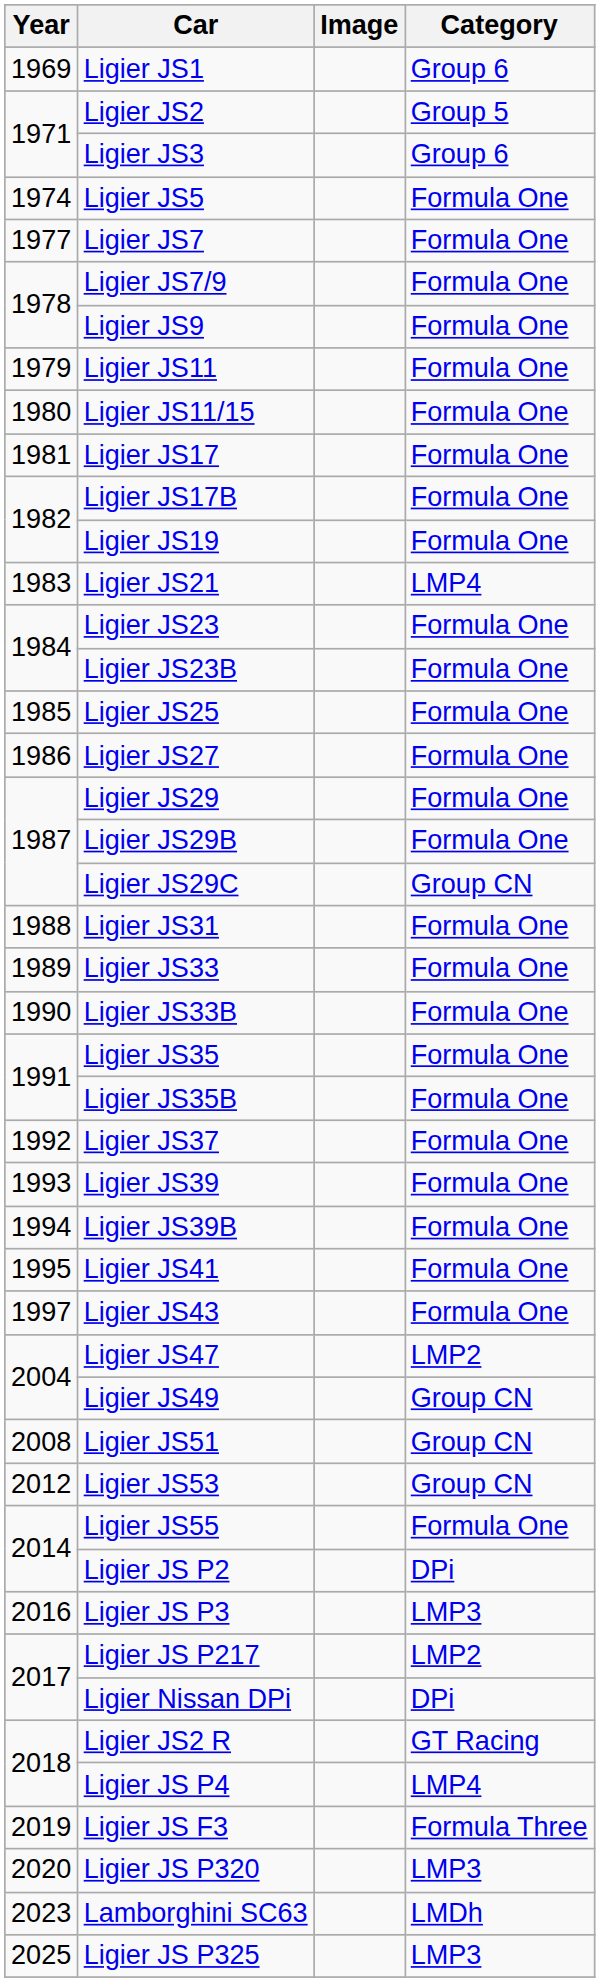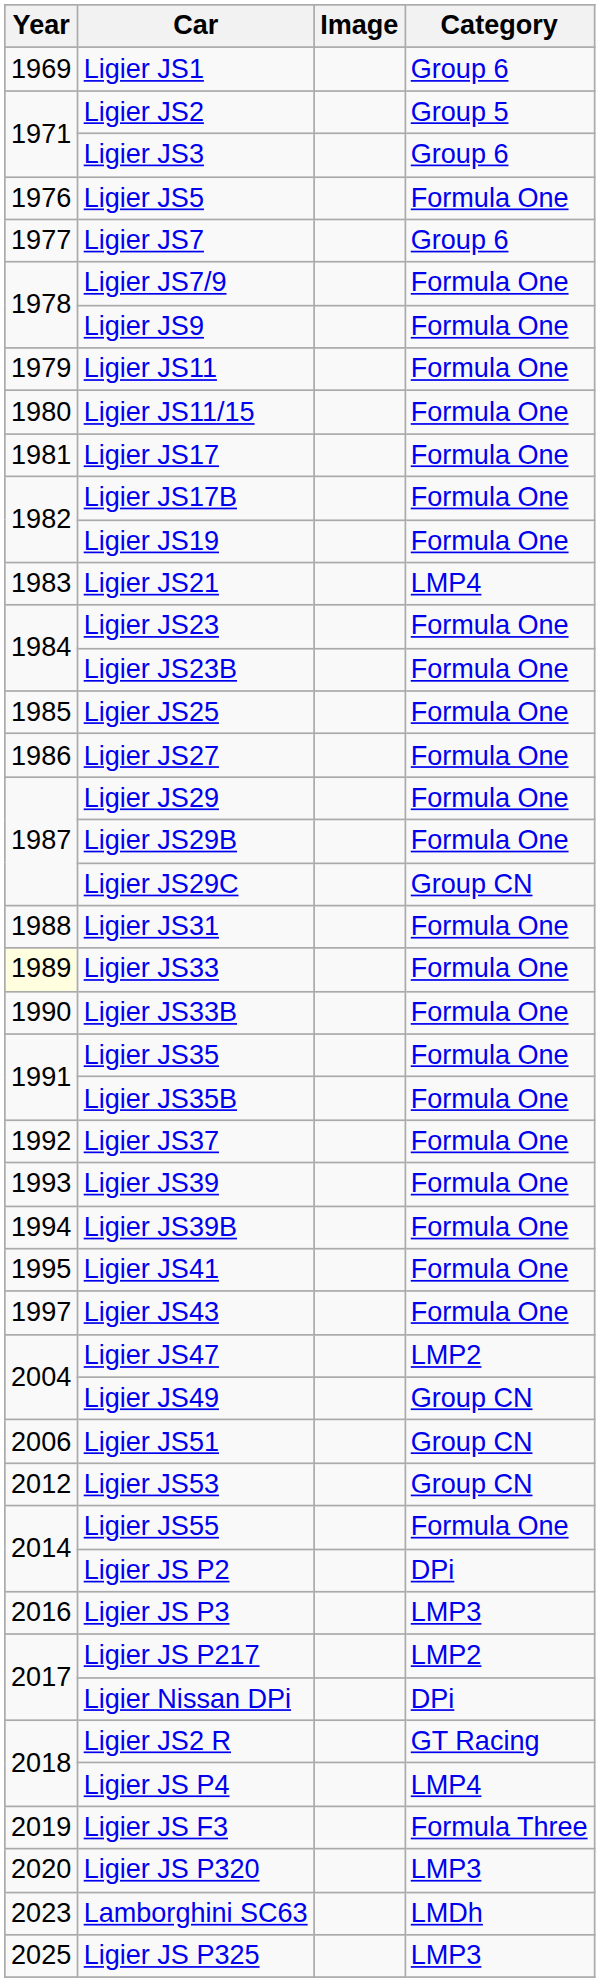(41, 197) 1974 -> (41, 197) 1976
(490, 240) Formula One -> (460, 240) Group 6
(41, 969) no background -> (41, 969) lightyellow background
(41, 1441) 2008 -> (41, 1441) 2006
